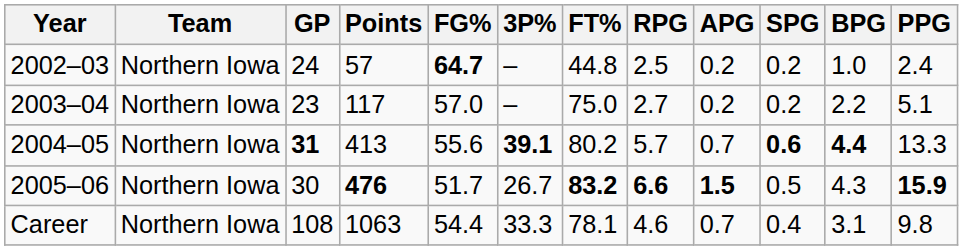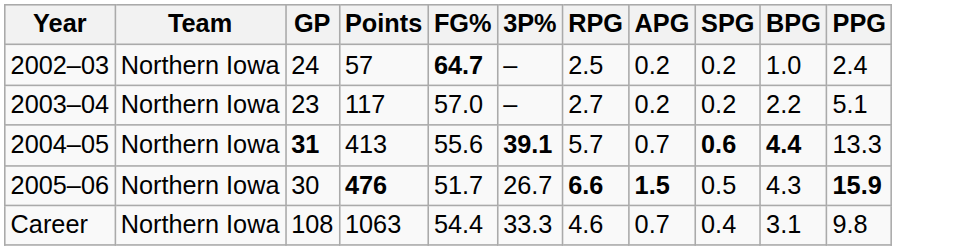- column: (595, 24)
